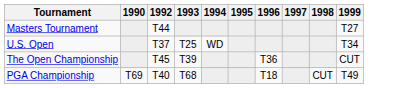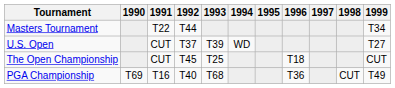+ column: (161, 12)
(350, 28) T27 -> (377, 28) T34
(188, 44) T25 -> (215, 44) T39
(350, 44) T34 -> (377, 44) T27
(188, 60) T39 -> (215, 60) T25
(269, 60) T36 -> (296, 60) T18
(269, 76) T18 -> (296, 76) T36
